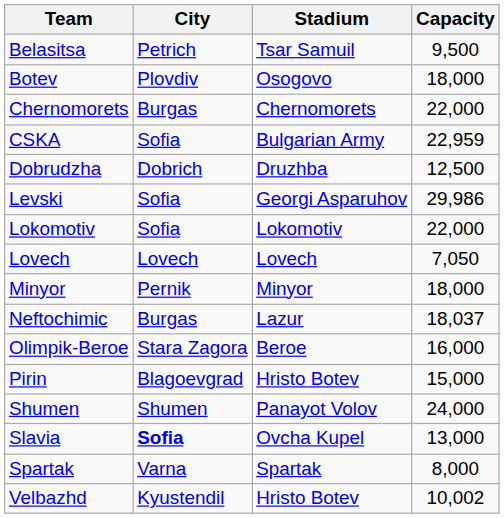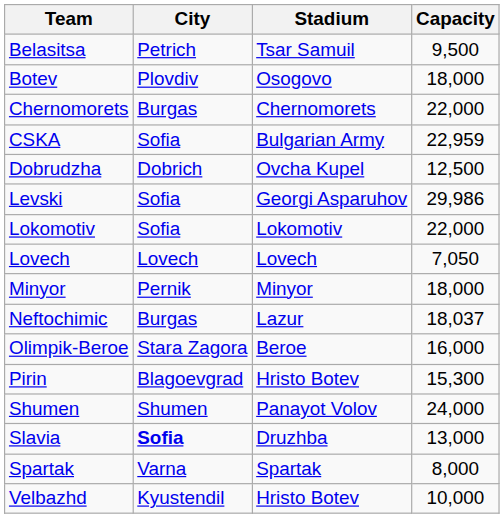(292, 169) Druzhba -> (310, 169) Ovcha Kupel
(455, 378) 15,000 -> (455, 378) 15,300
(310, 438) Ovcha Kupel -> (292, 438) Druzhba
(455, 498) 10,002 -> (455, 498) 10,000
